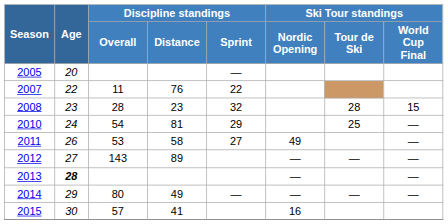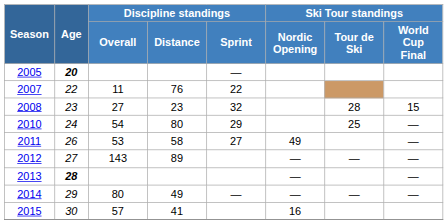(71, 72) normal -> (71, 72) bold
(118, 107) 28 -> (118, 107) 27
(177, 124) 81 -> (177, 124) 80
